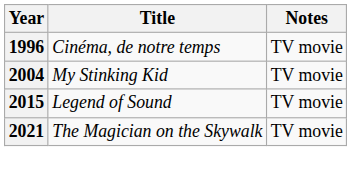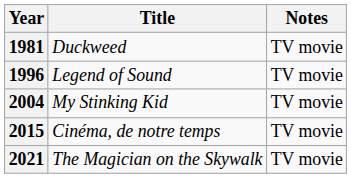+ row: (26, 46)
(136, 46) Cinéma, de notre temps -> (112, 74) Legend of Sound
(112, 103) Legend of Sound -> (136, 131) Cinéma, de notre temps
